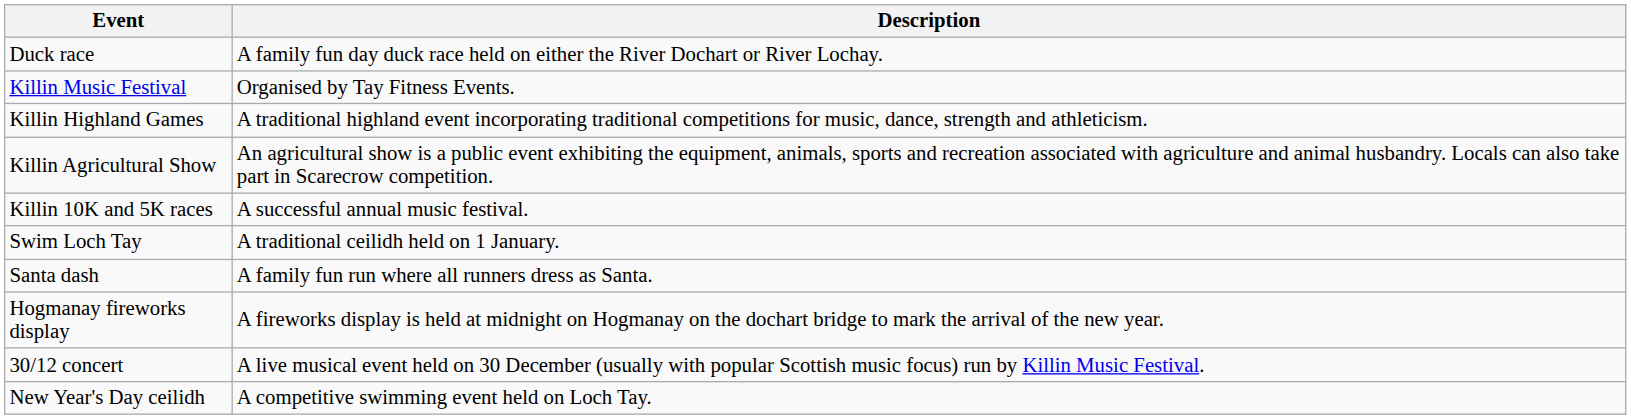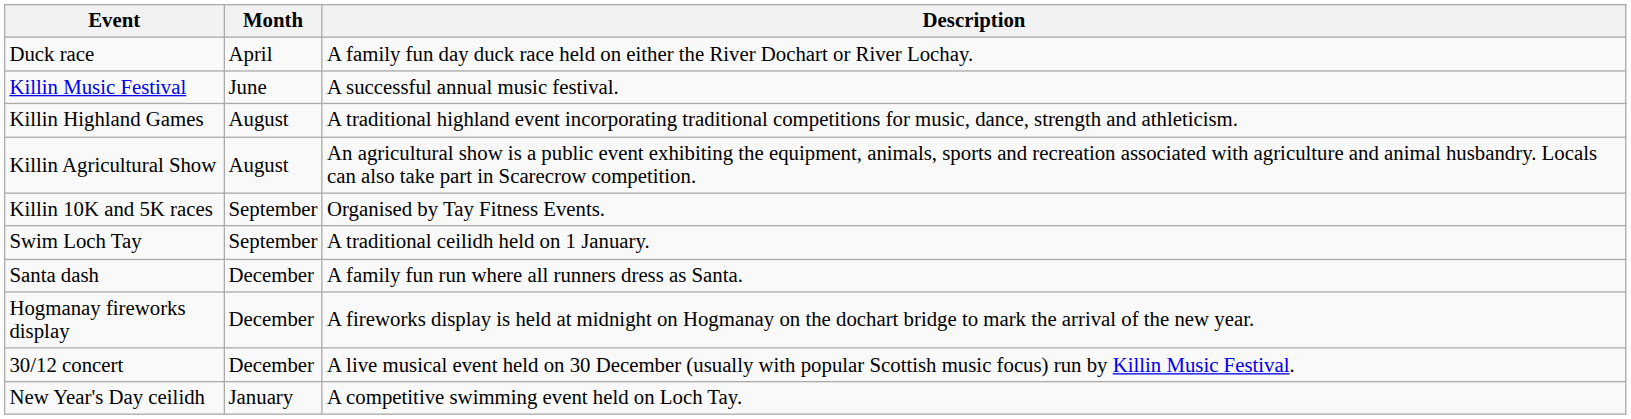+ column: (273, 20)
(376, 86) Organised by Tay Fitness Events. -> (473, 86) A successful annual music festival.
(383, 209) A successful annual music festival. -> (466, 209) Organised by Tay Fitness Events.
